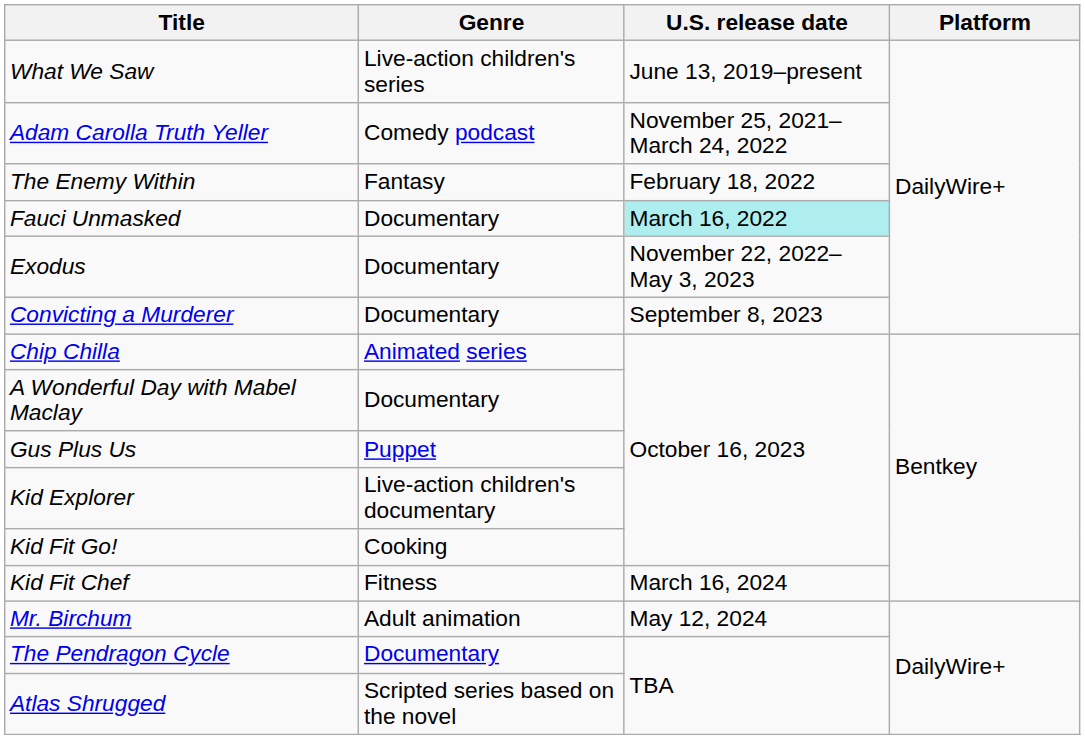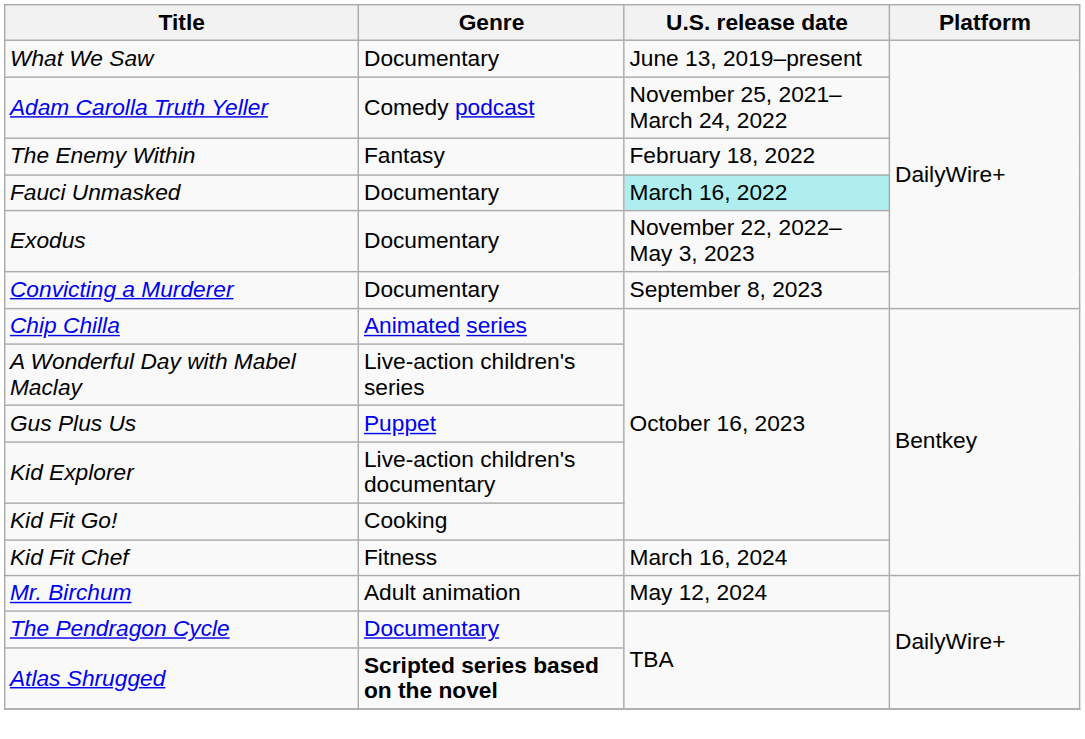(470, 71) Live-action children's series -> (432, 58) Documentary
(432, 400) Documentary -> (470, 374) Live-action children's series
(489, 703) normal -> (481, 678) bold
